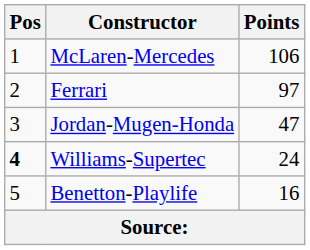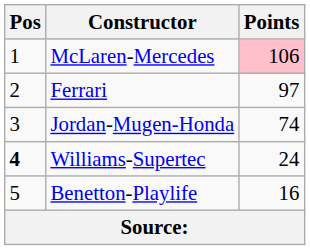(284, 56) no background -> (284, 56) pink background
(289, 124) 47 -> (289, 124) 74
